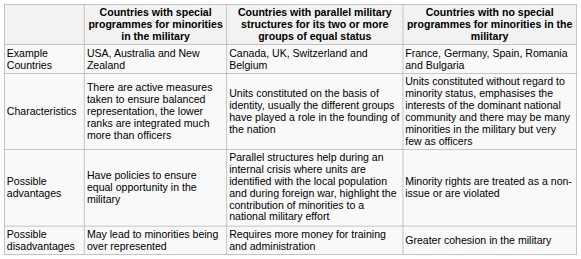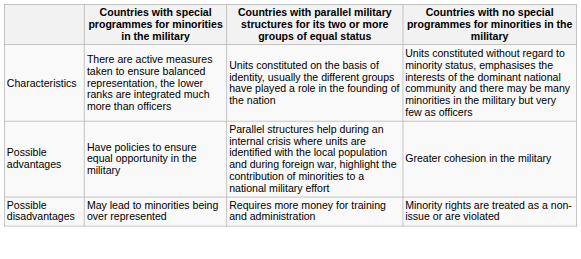- row: (29, 59)
(489, 187) Minority rights are treated as a non-issue or are violated -> (478, 159) Greater cohesion in the military
(478, 240) Greater cohesion in the military -> (489, 211) Minority rights are treated as a non-issue or are violated
